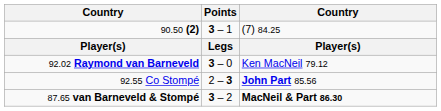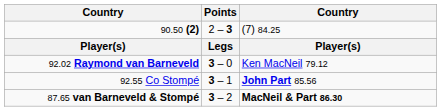(220, 30) 3 – 1 -> (220, 30) 2 – 3
(220, 81) 2 – 3 -> (220, 81) 3 – 1
